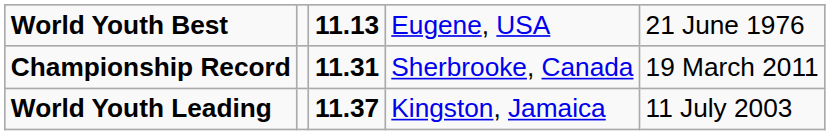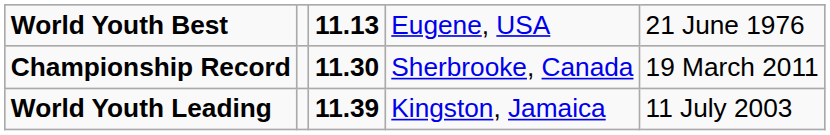(347, 66) 11.31 -> (347, 66) 11.30
(347, 108) 11.37 -> (347, 108) 11.39
